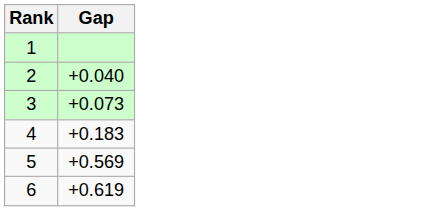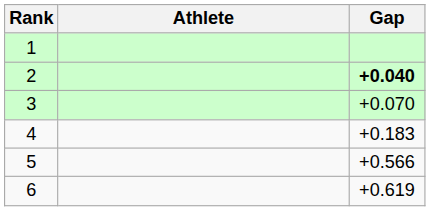+ column: (204, 18)
(96, 76) normal -> (387, 76) bold
(96, 104) +0.073 -> (387, 104) +0.070
(96, 162) +0.569 -> (387, 162) +0.566
